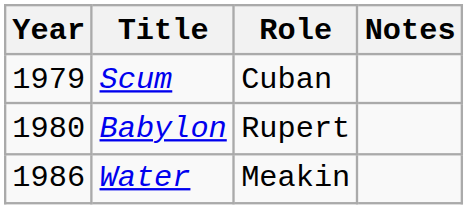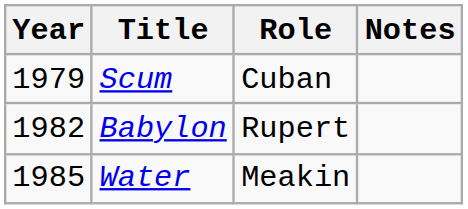(49, 129) 1980 -> (49, 129) 1982
(49, 178) 1986 -> (49, 178) 1985
